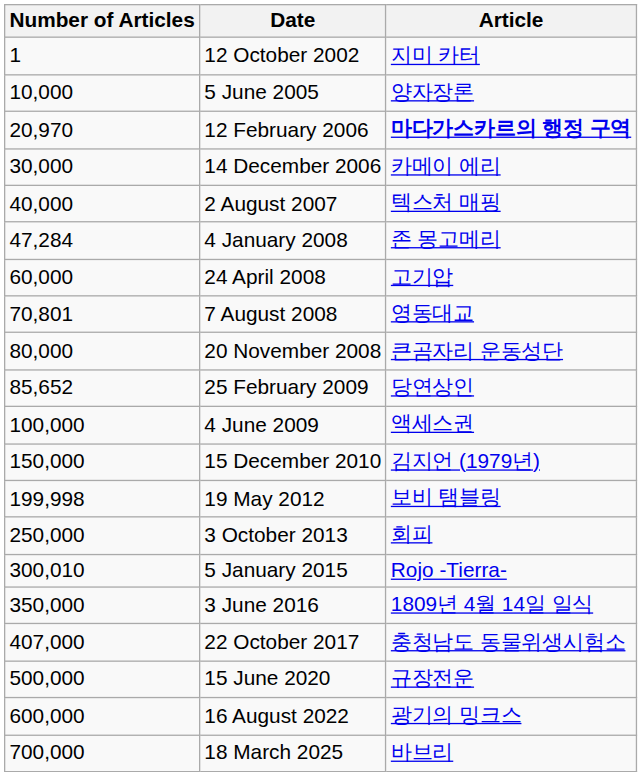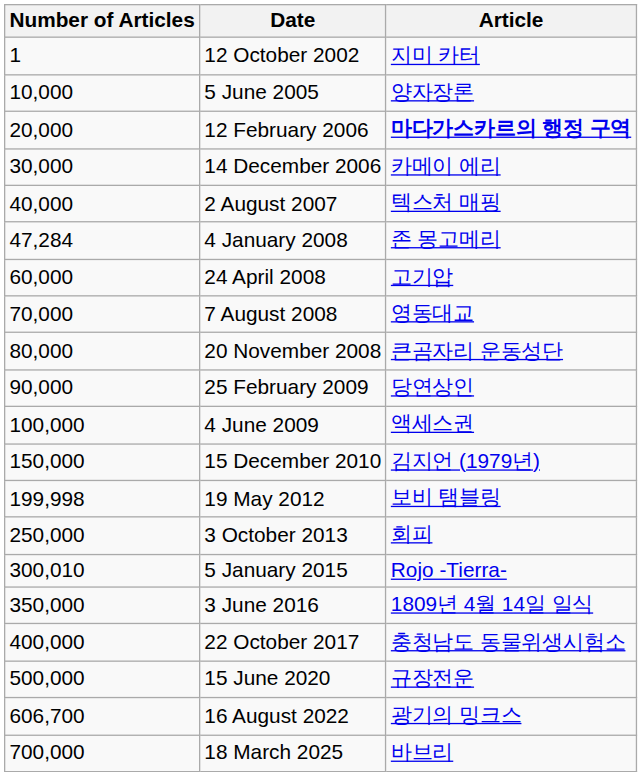(41, 129) 20,970 -> (41, 129) 20,000
(41, 314) 70,801 -> (41, 314) 70,000
(41, 387) 85,652 -> (41, 387) 90,000
(47, 642) 407,000 -> (47, 642) 400,000
(47, 716) 600,000 -> (47, 716) 606,700
